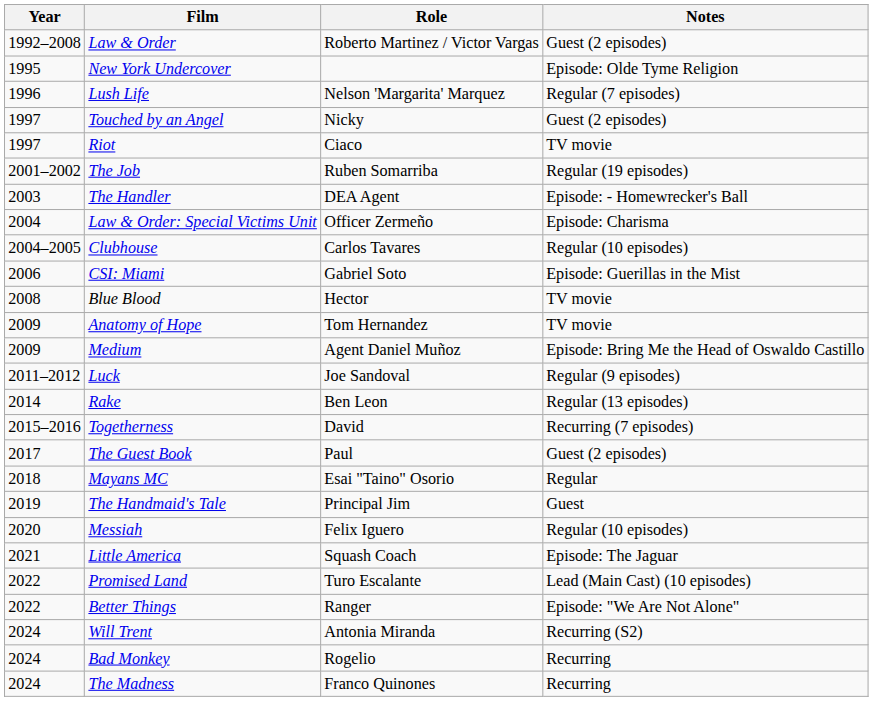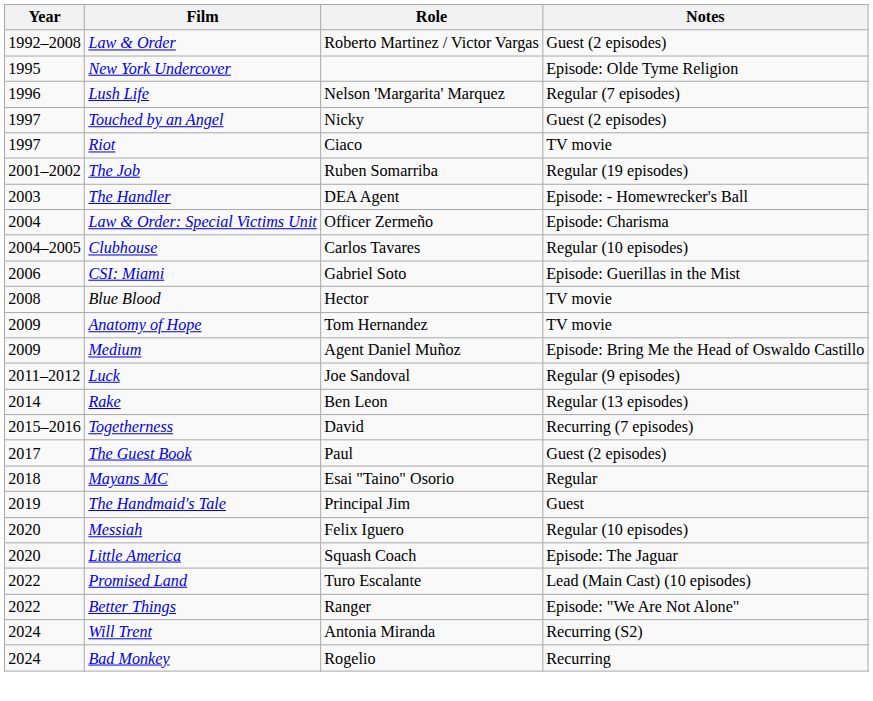(24, 555) 2021 -> (24, 555) 2020
- row: (131, 683)
